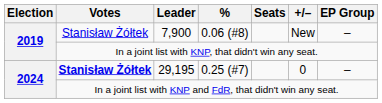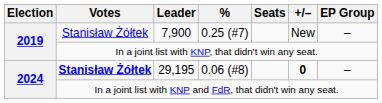(225, 32) 0.06 (#8) -> (225, 32) 0.25 (#7)
(225, 70) 0.25 (#7) -> (225, 70) 0.06 (#8)
(303, 70) normal -> (303, 70) bold
